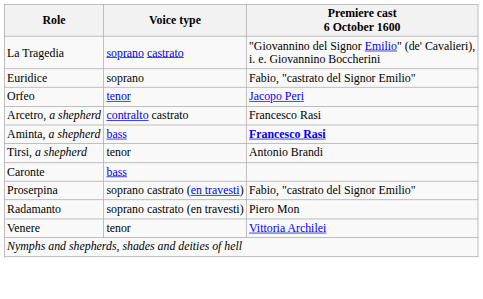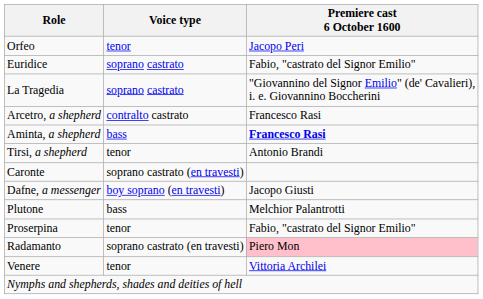rows swapped: (36, 52) <-> (21, 96)
(125, 78) soprano -> (145, 64) soprano castrato
(117, 171) bass -> (175, 171) soprano castrato (en travesti)
+ row: (54, 190)
+ row: (25, 209)
(175, 190) soprano castrato (en travesti) -> (119, 228) tenor
(274, 209) no background -> (274, 247) pink background
